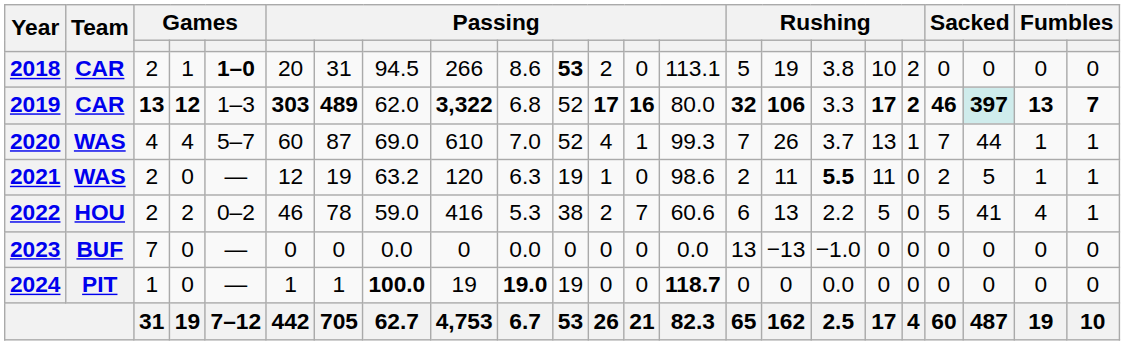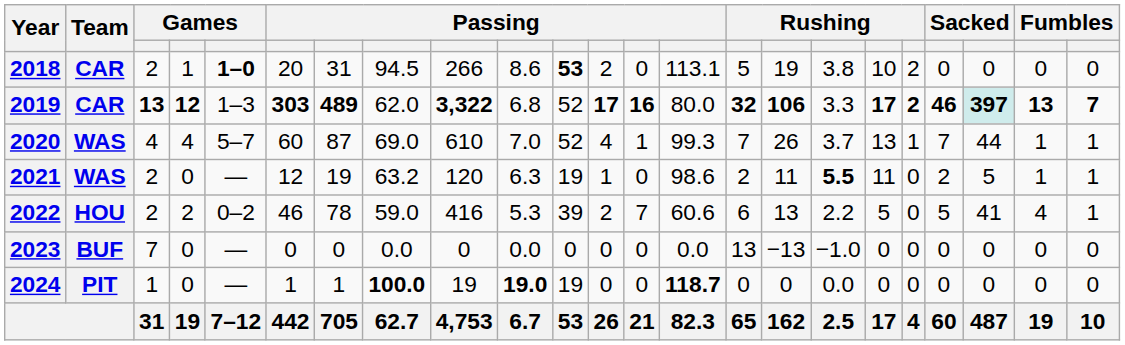(570, 213) 38 -> (570, 213) 39
